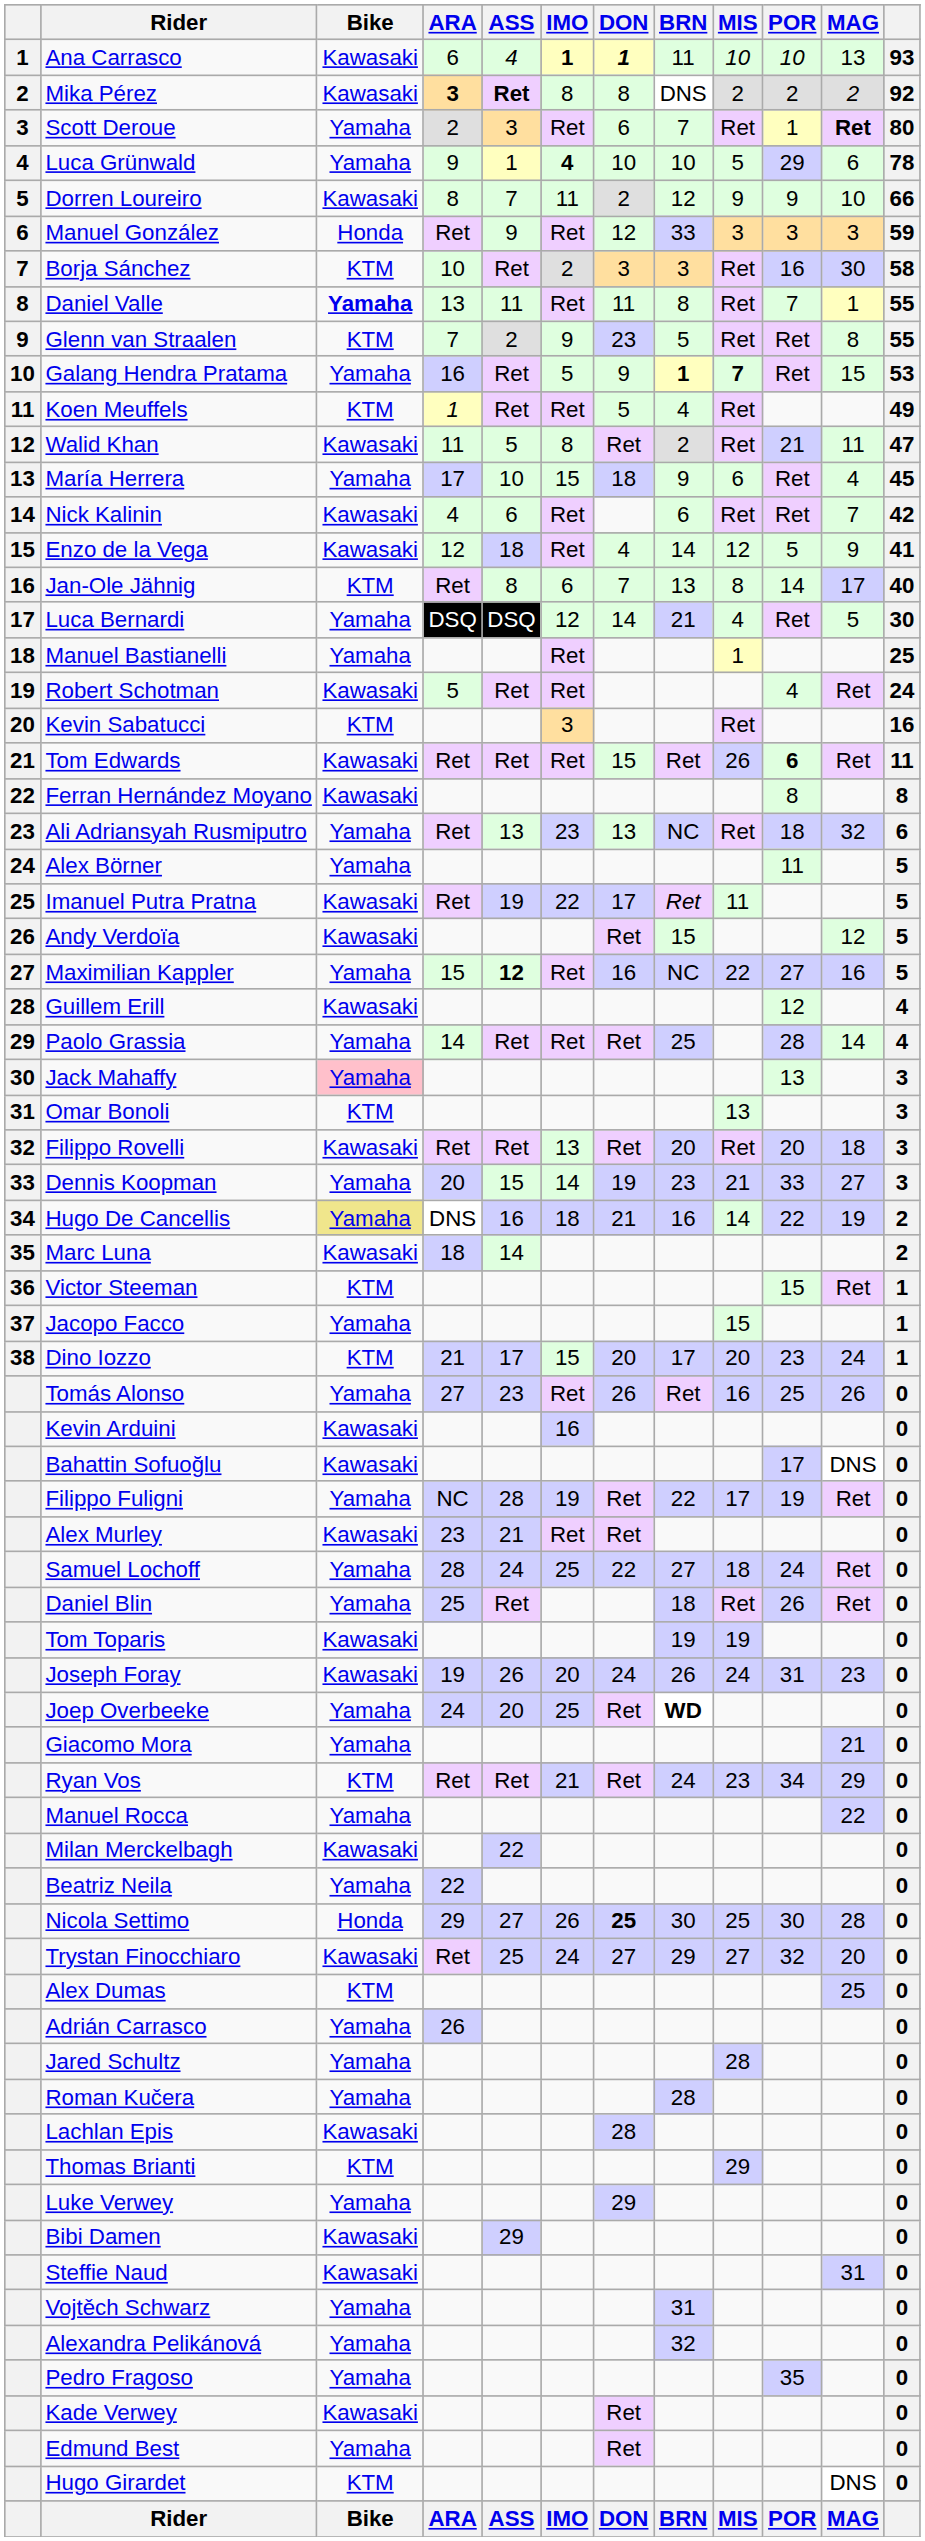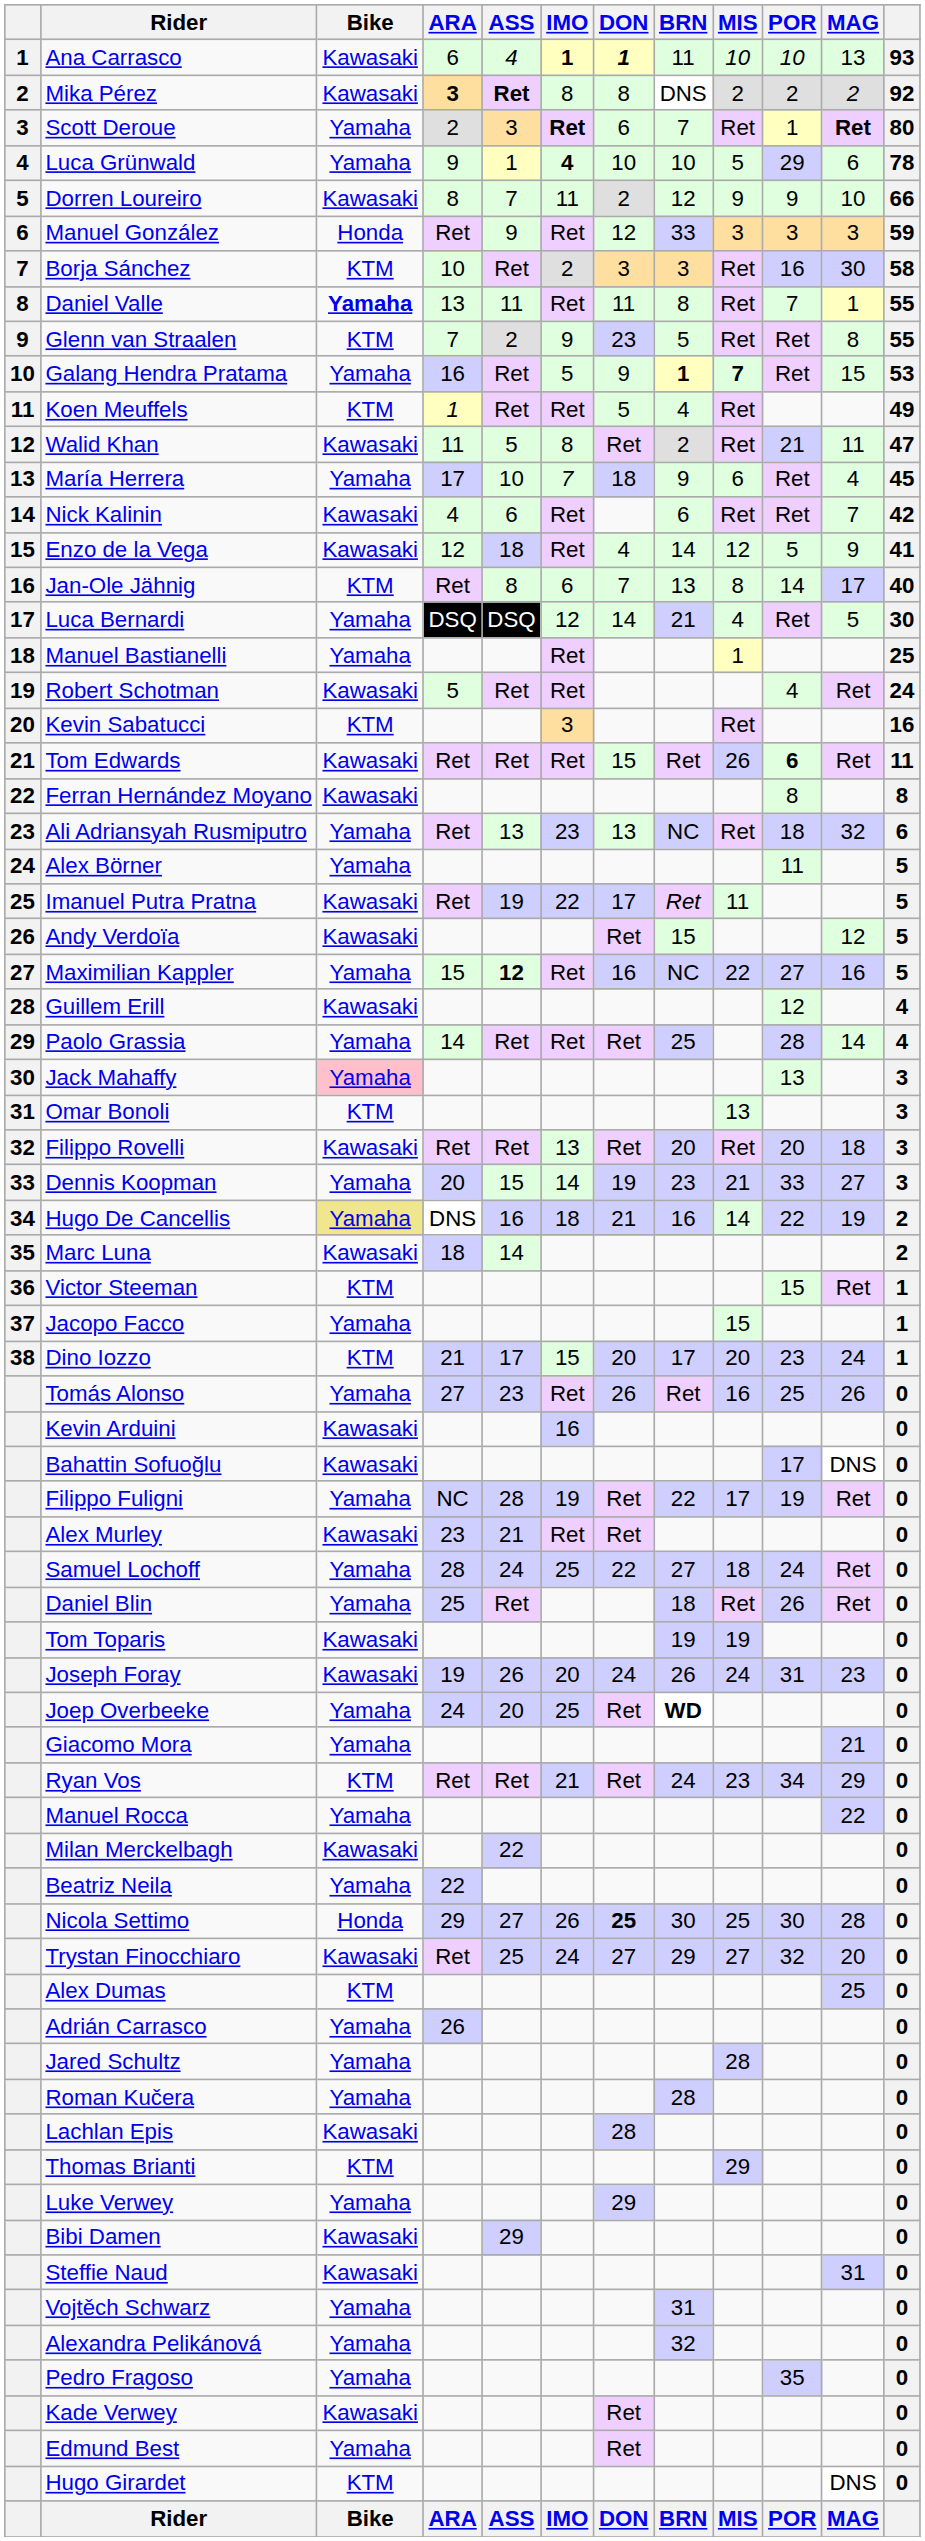(567, 127) normal -> (567, 127) bold
(567, 479) 15 -> (567, 479) 7
